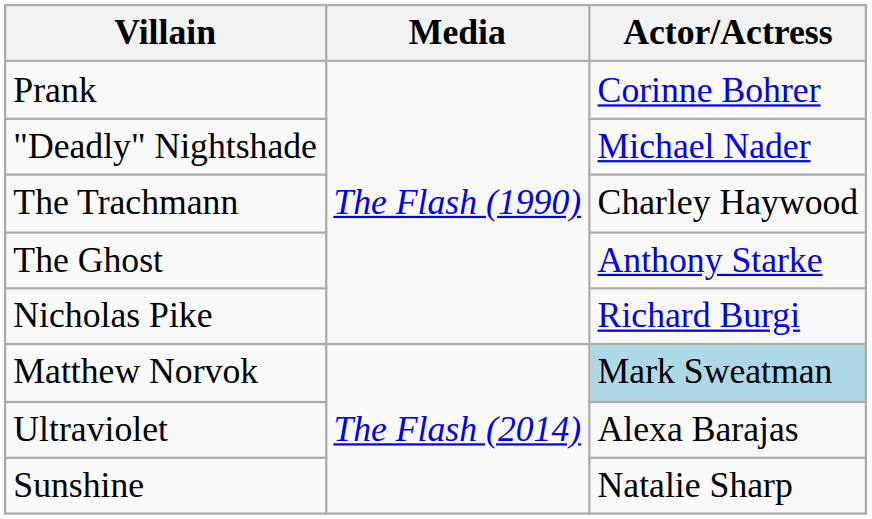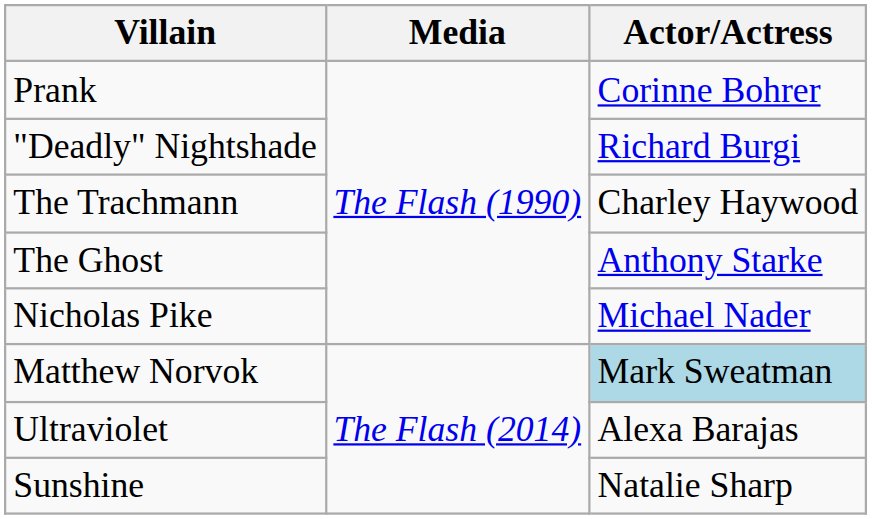(704, 145) Michael Nader -> (699, 145) Richard Burgi
(699, 315) Richard Burgi -> (704, 315) Michael Nader
